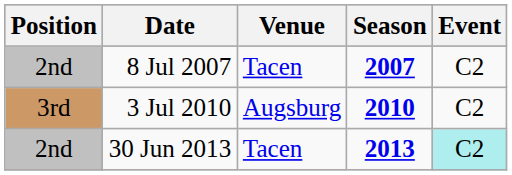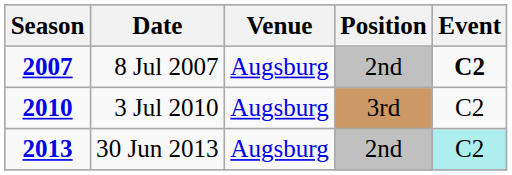columns swapped: (390, 25) <-> (54, 25)
(273, 66) Tacen -> (280, 66) Augsburg
(470, 66) normal -> (470, 66) bold
(273, 149) Tacen -> (280, 149) Augsburg
